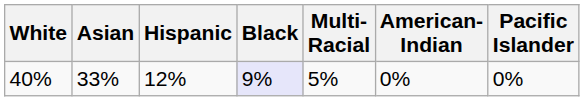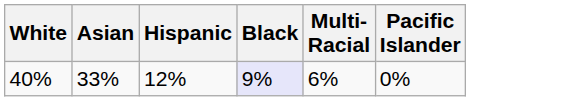- column: (431, 33)
(323, 78) 5% -> (323, 78) 6%
